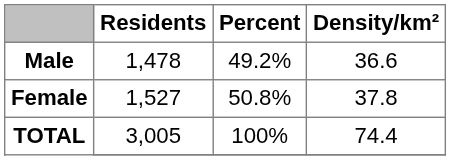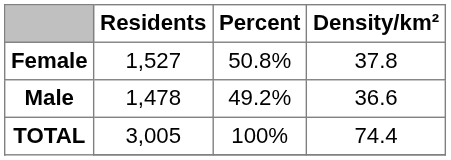rows swapped: (49, 60) <-> (49, 98)
